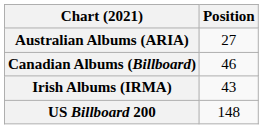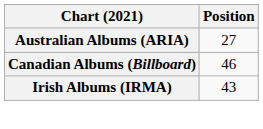- row: (102, 111)
